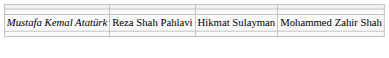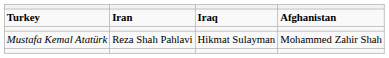+ row: (23, 17)
